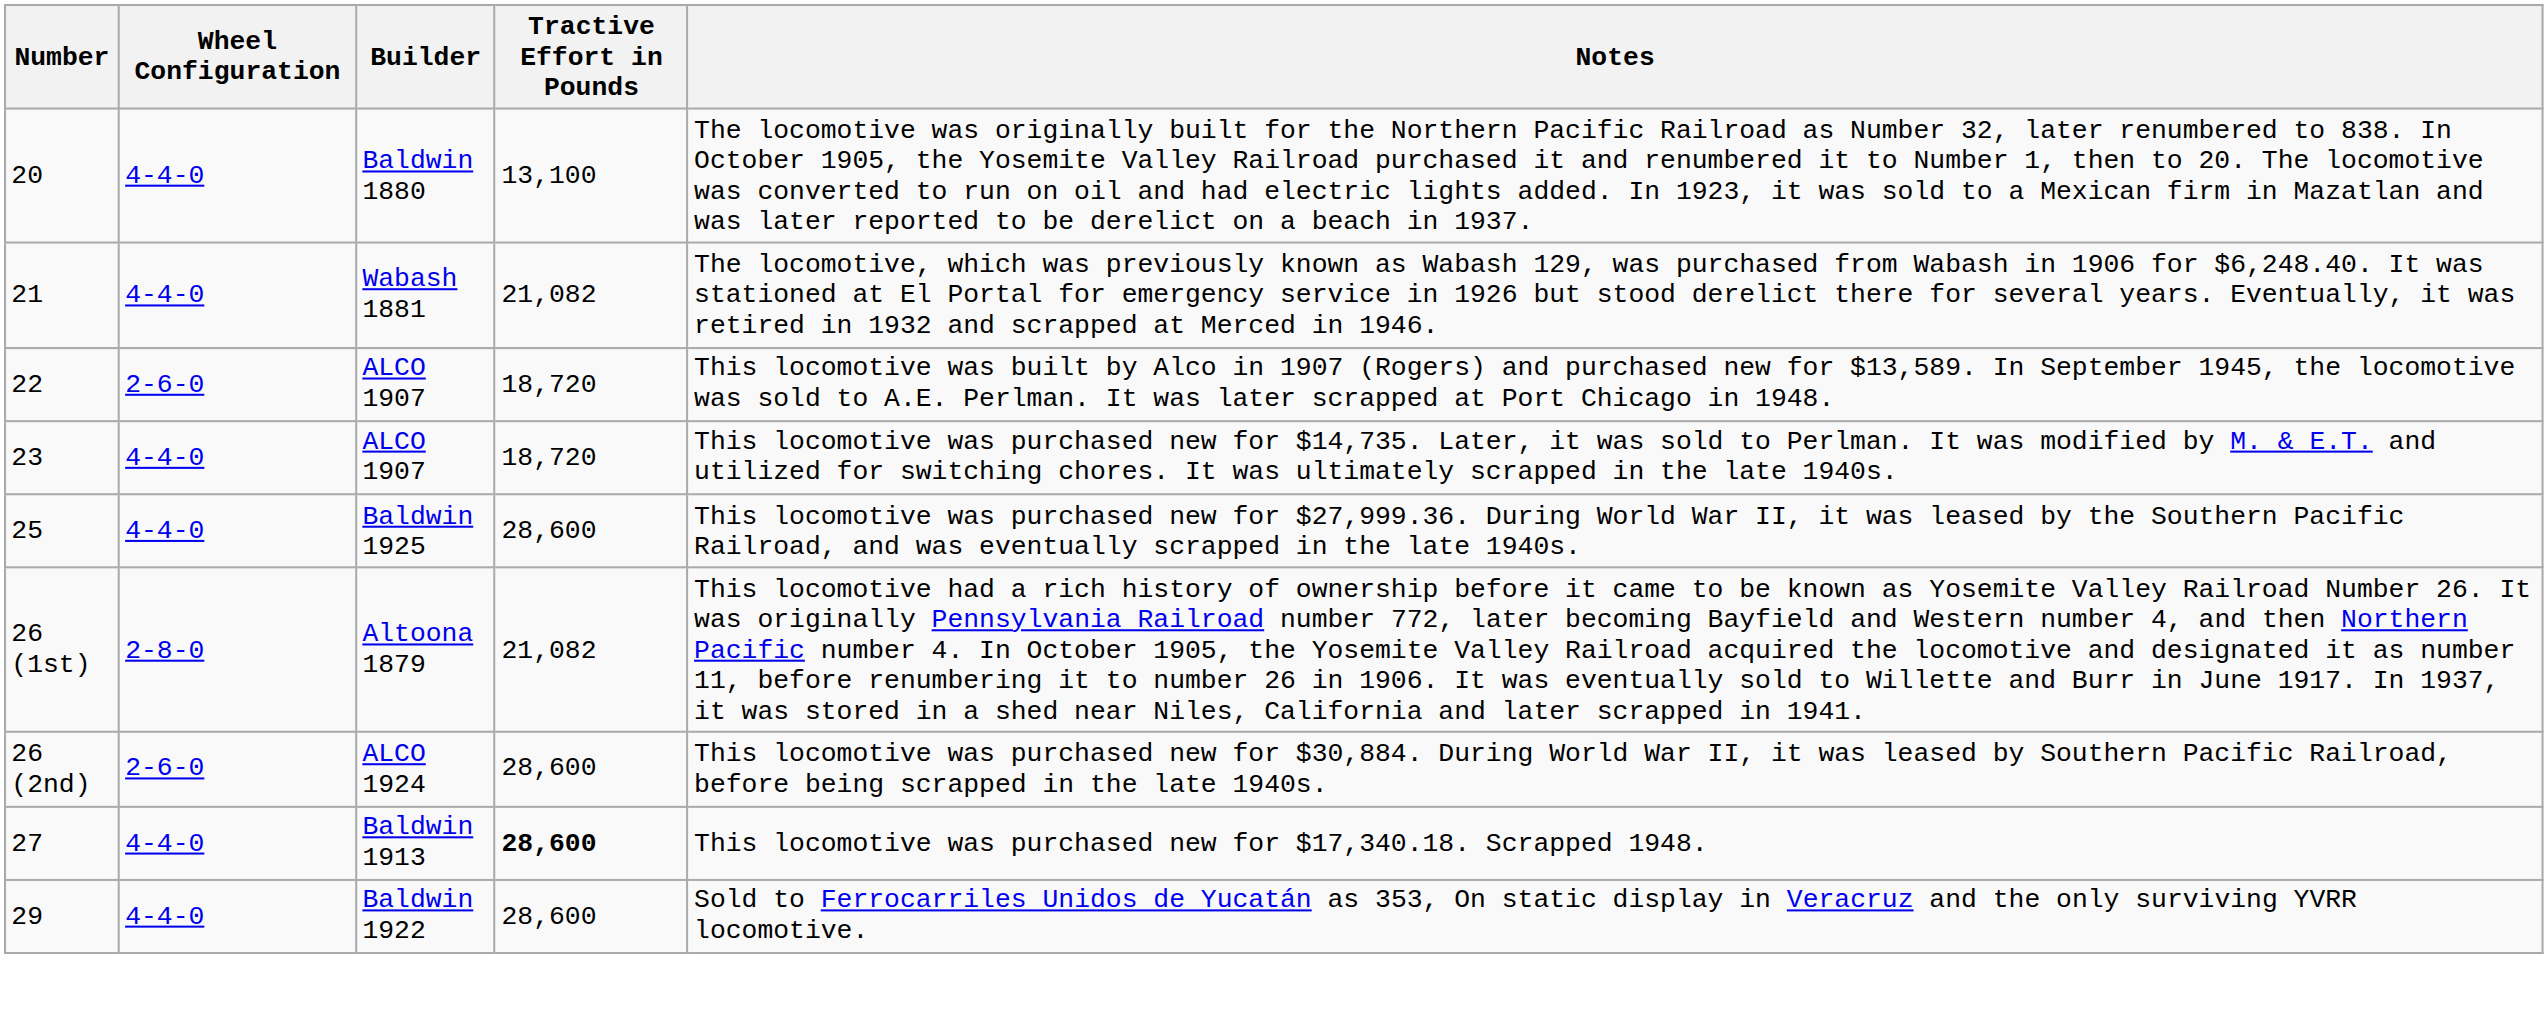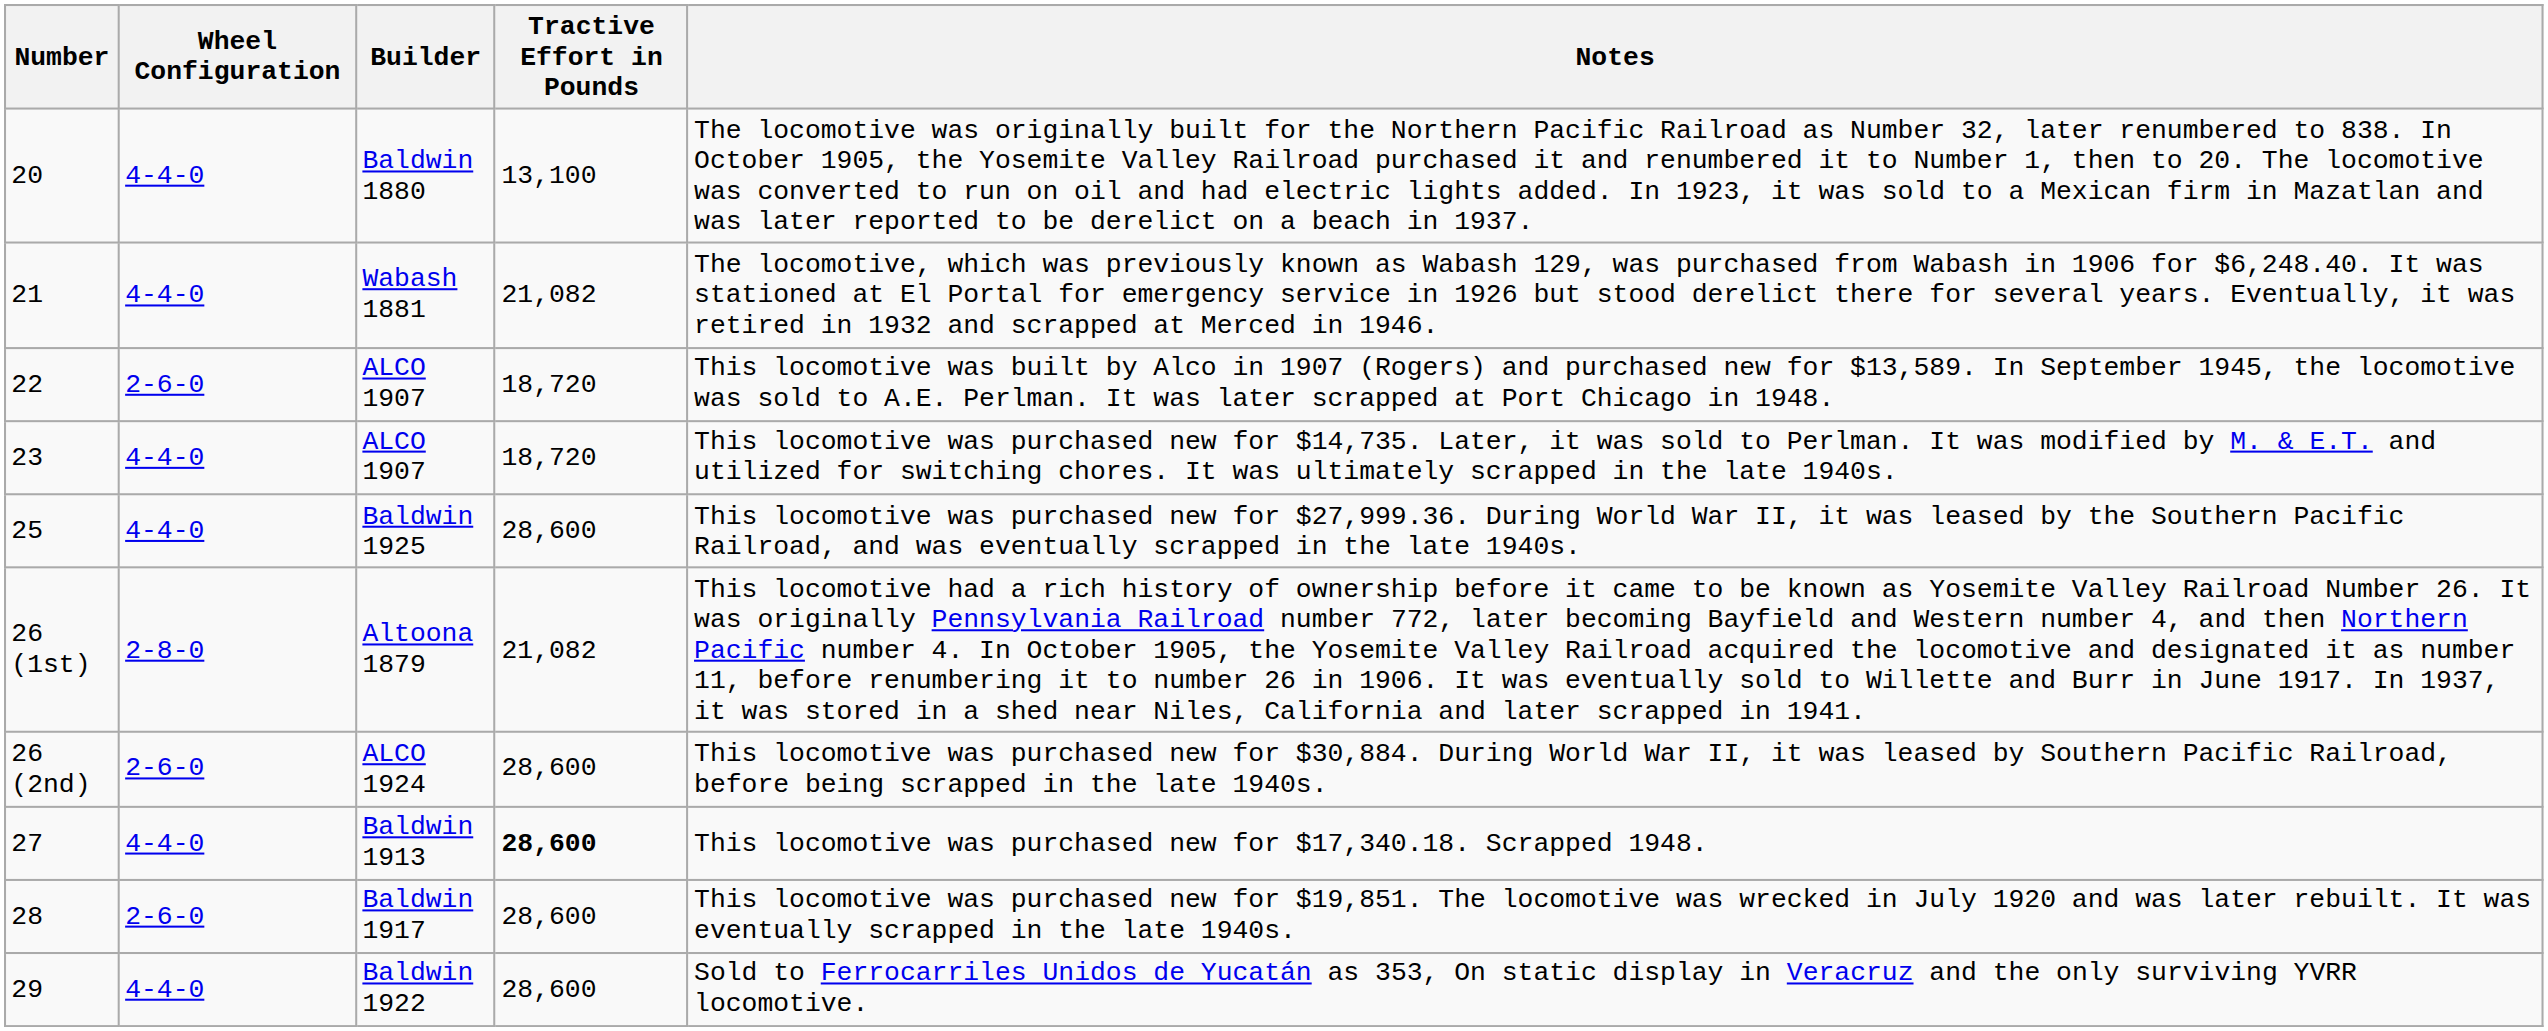+ row: (27, 916)
